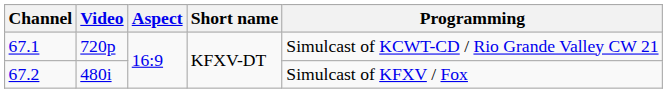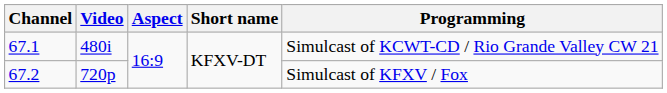(98, 46) 720p -> (96, 46) 480i
(96, 74) 480i -> (98, 74) 720p
